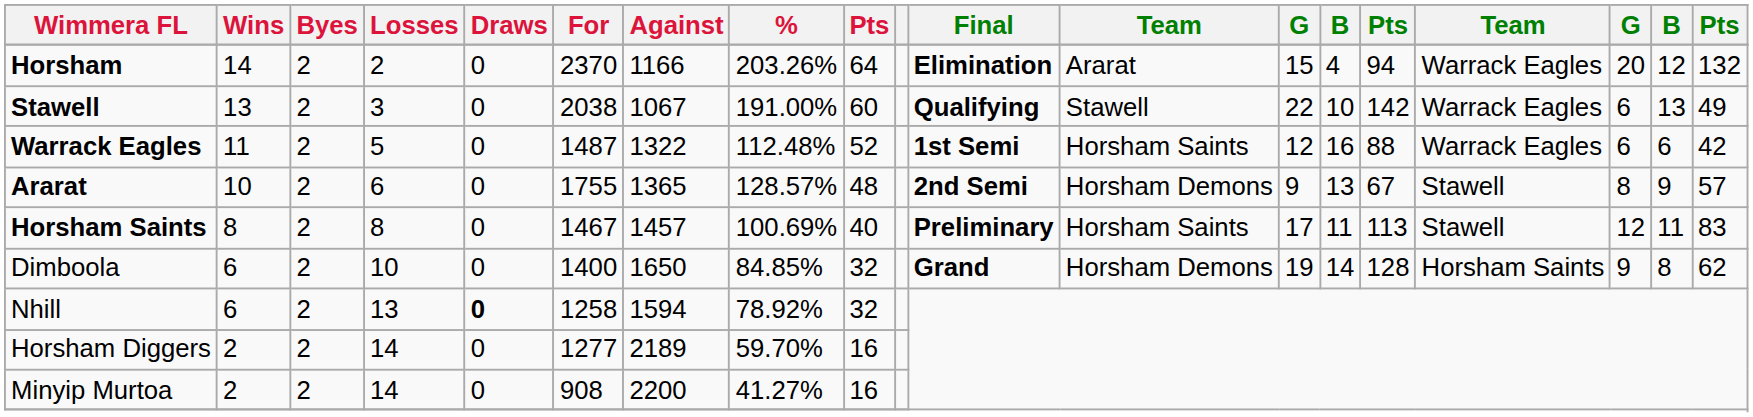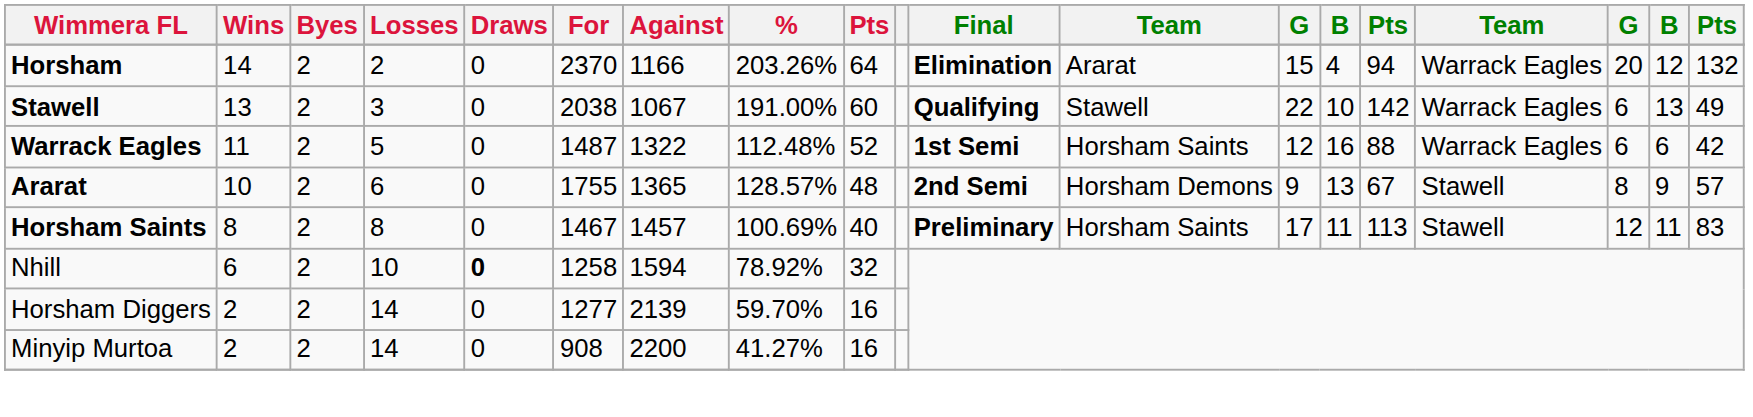- row: (65, 268)
(384, 308) 13 -> (384, 268) 10
(658, 349) 2189 -> (658, 308) 2139
